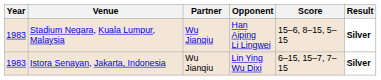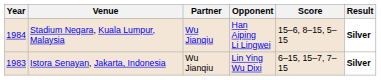(16, 35) 1983 -> (16, 35) 1984
